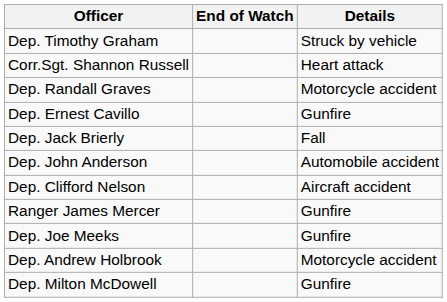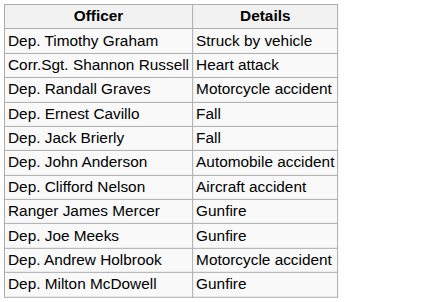- column: (245, 16)
(326, 114) Gunfire -> (208, 114) Fall
